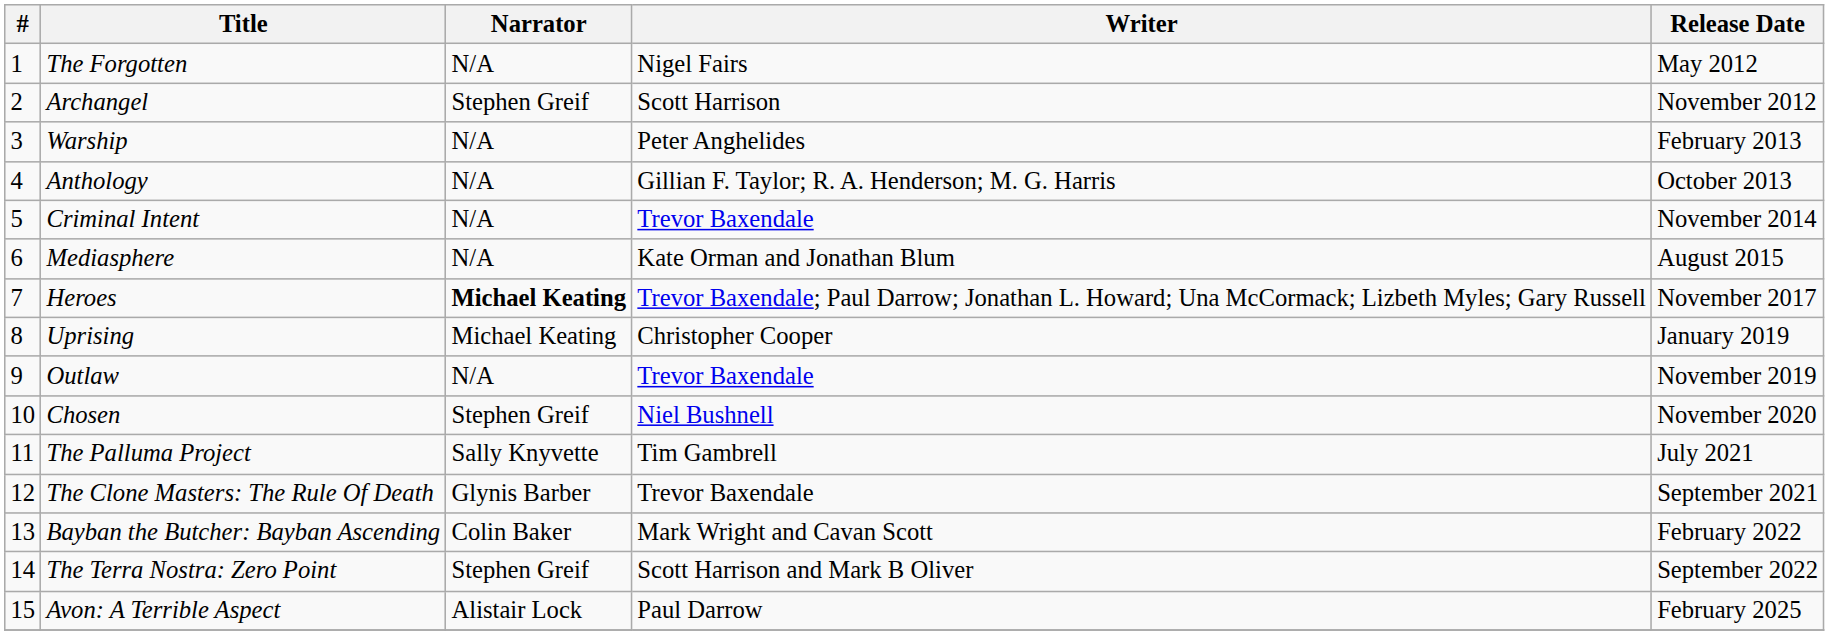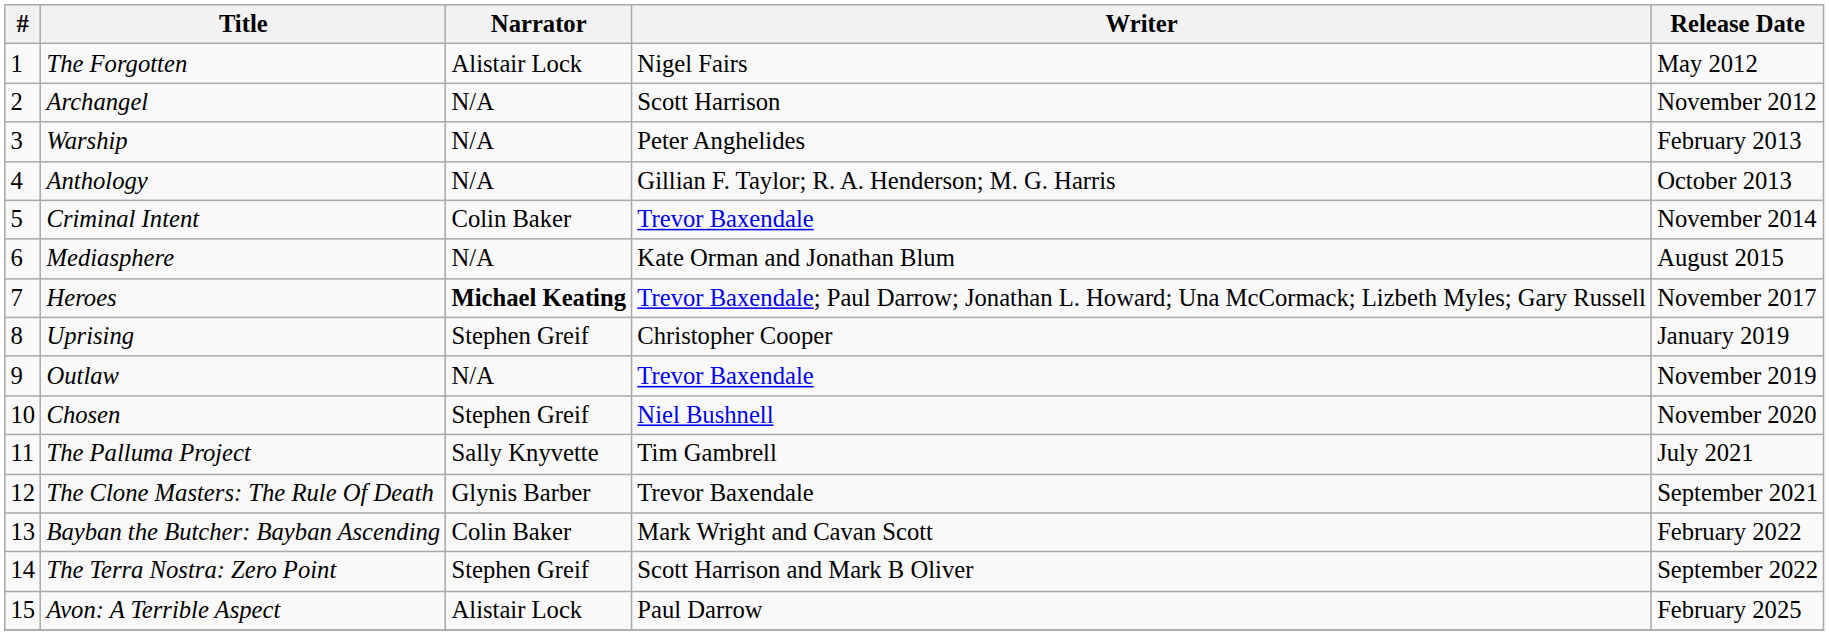(473, 63) N/A -> (517, 63) Alistair Lock
(520, 102) Stephen Greif -> (473, 102) N/A
(473, 219) N/A -> (511, 219) Colin Baker
(534, 336) Michael Keating -> (520, 336) Stephen Greif
